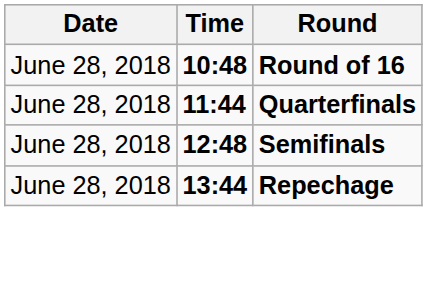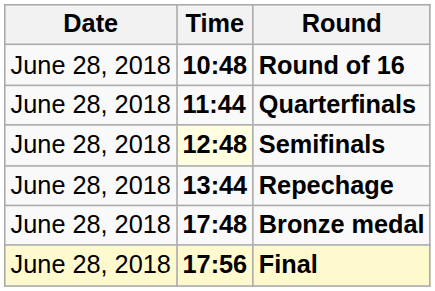(215, 144) no background -> (215, 144) lightyellow background
+ row: (342, 225)
+ row: (288, 265)
